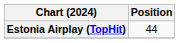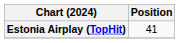(152, 29) 44 -> (152, 29) 41
